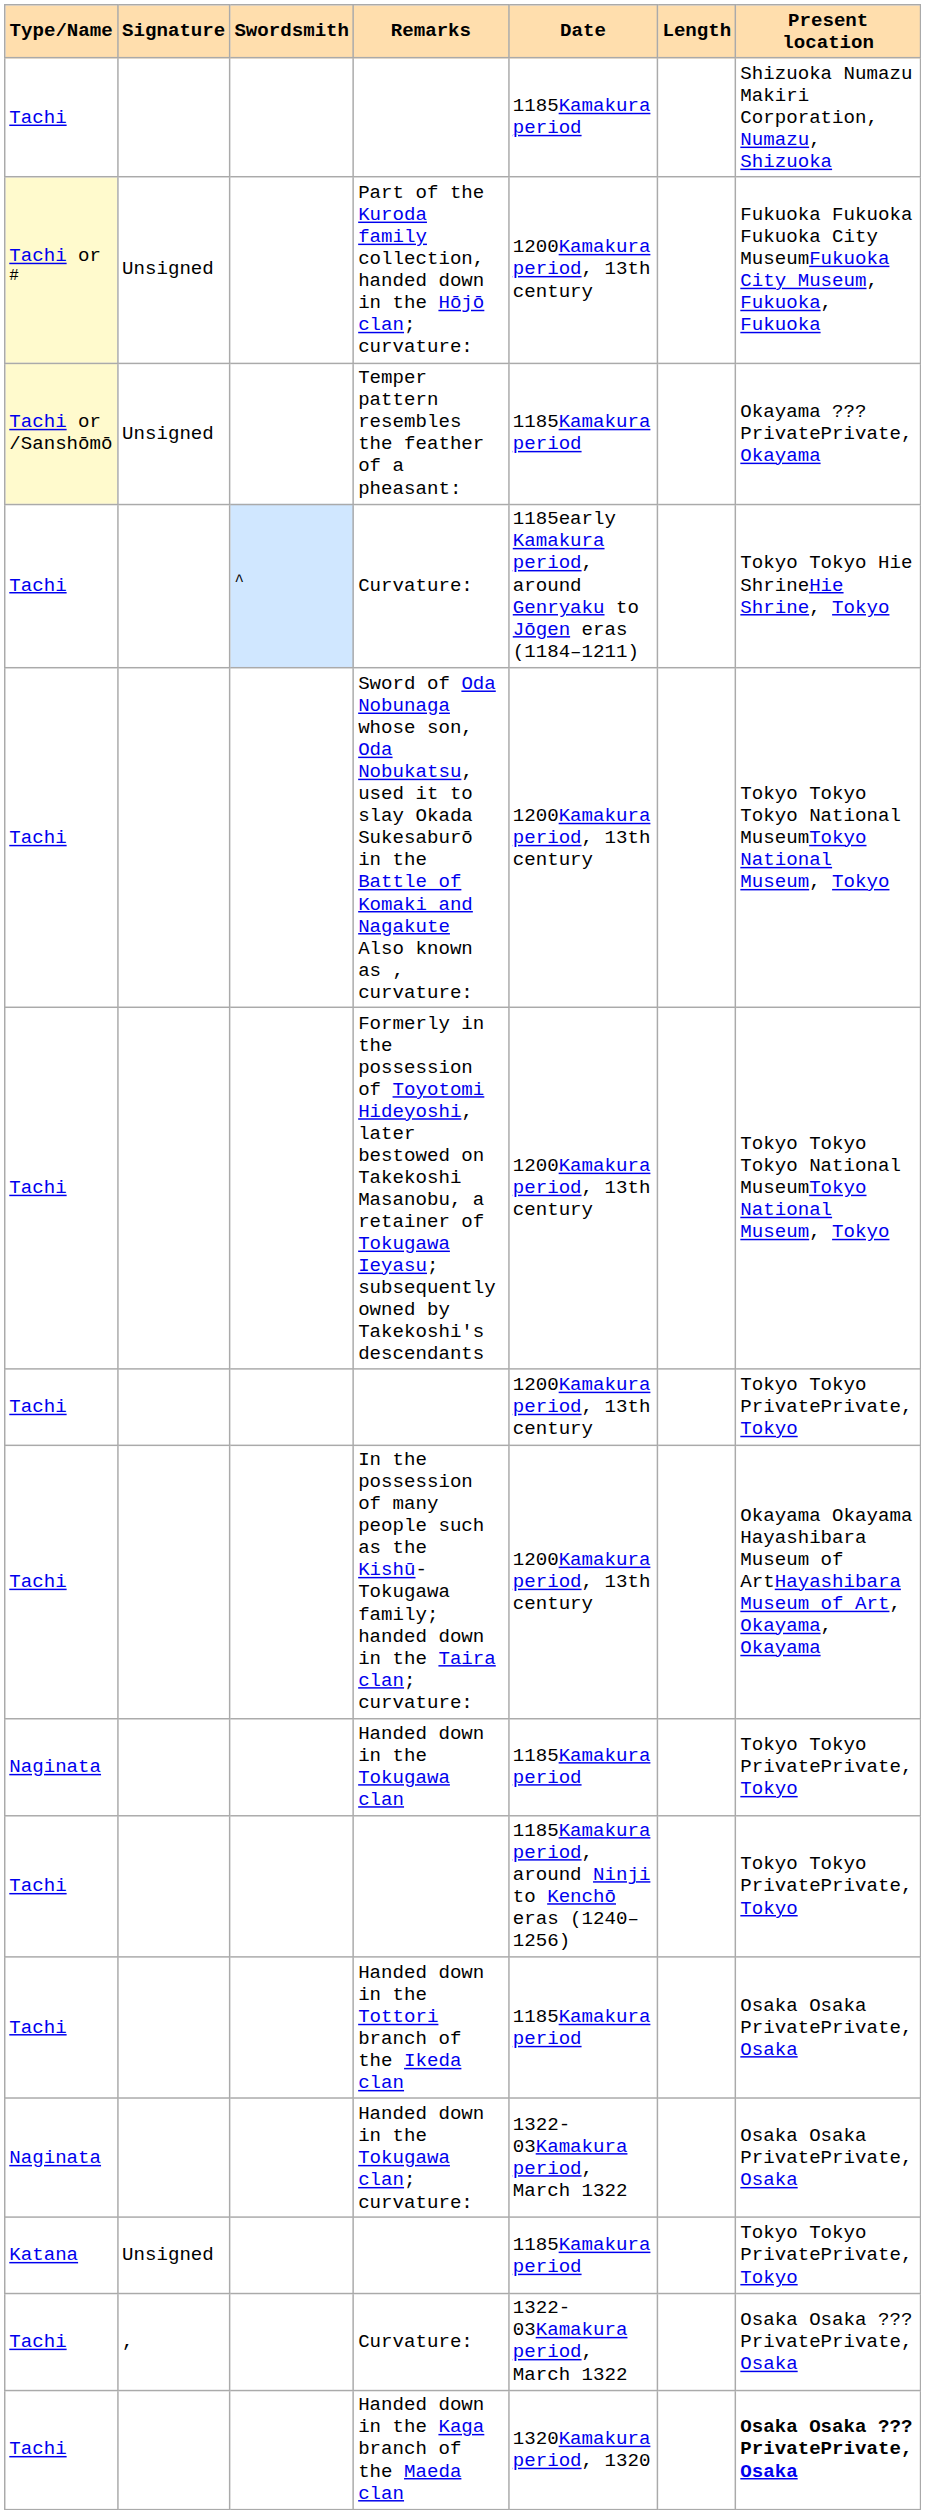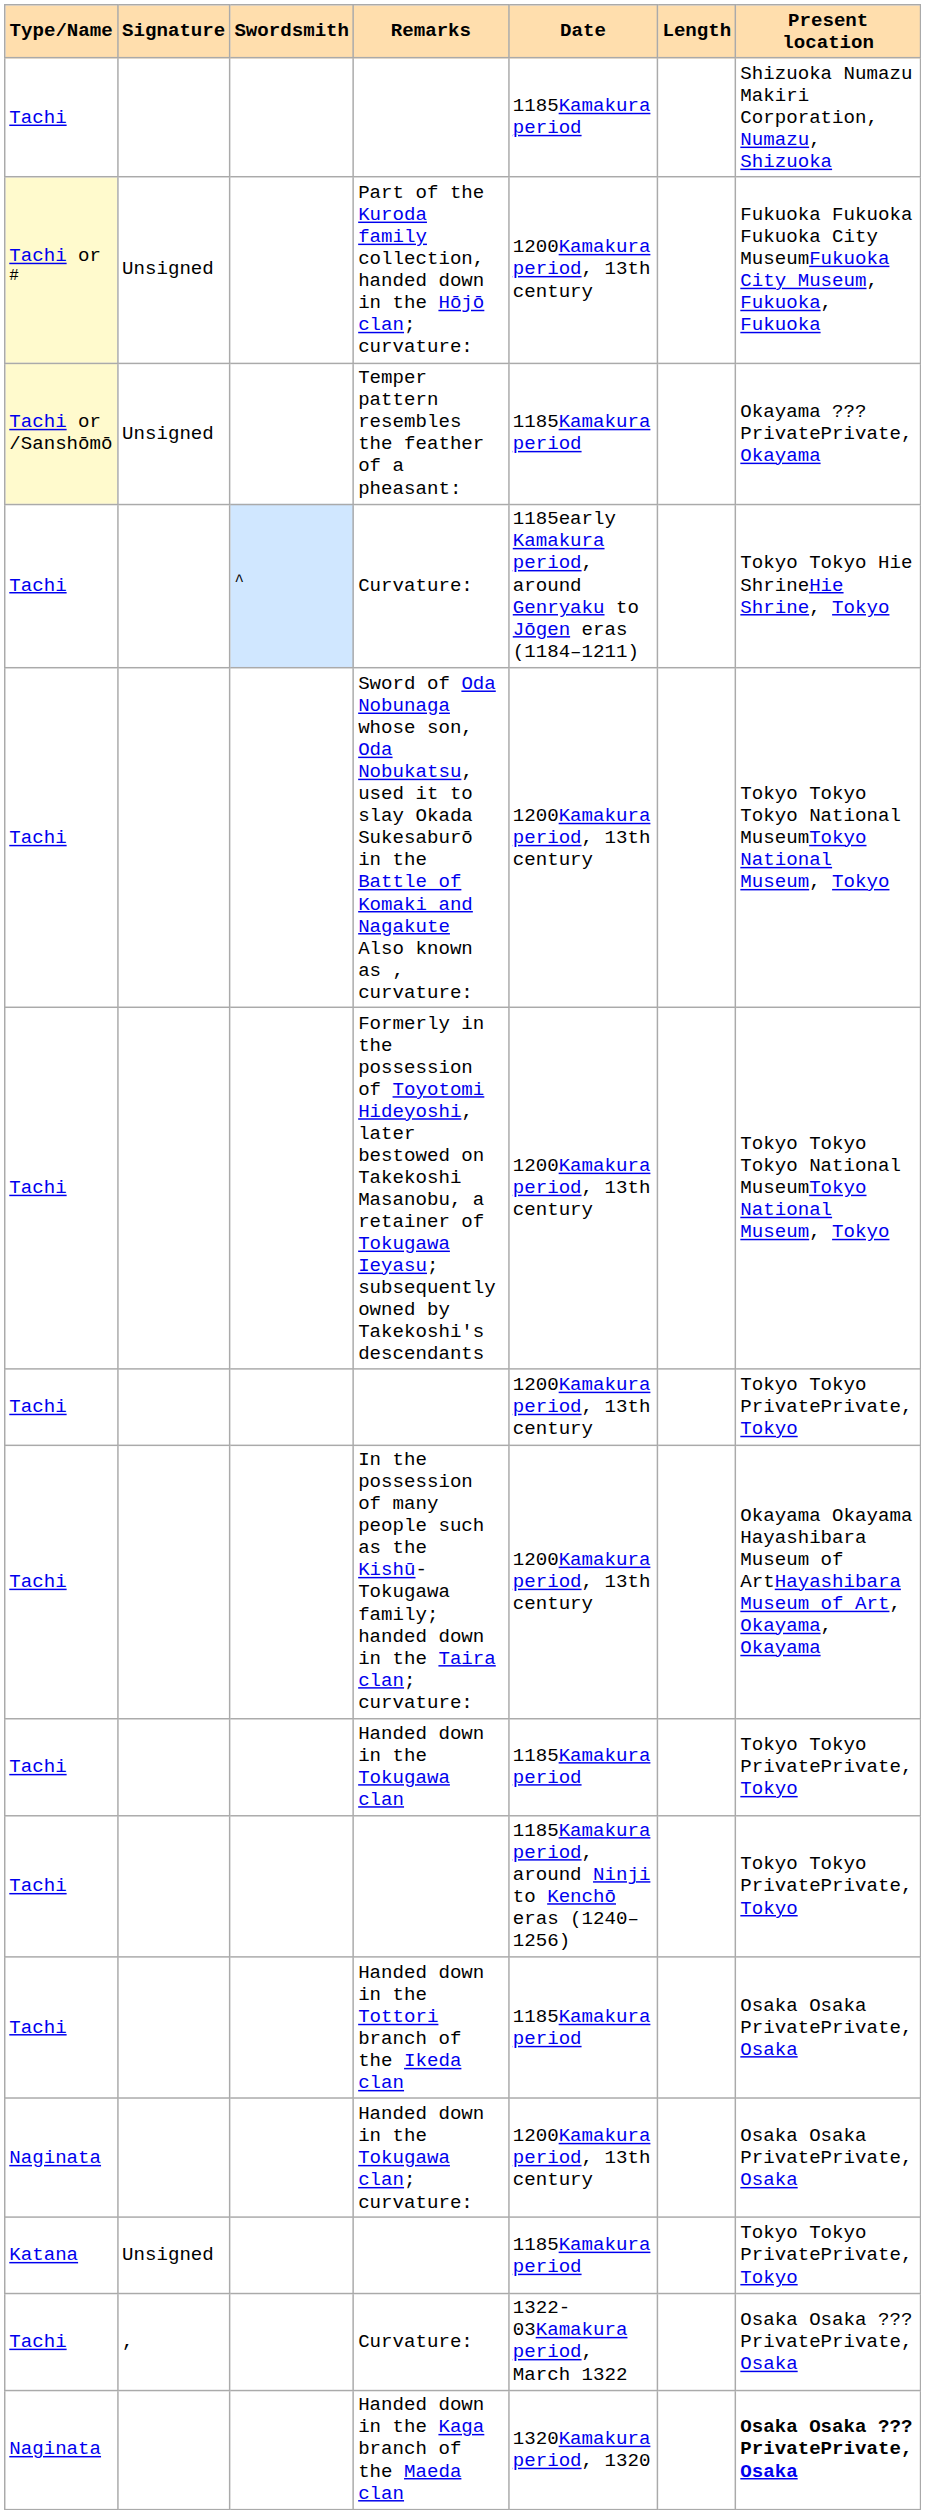(55, 1767) Naginata -> (38, 1767) Tachi
(570, 2158) 1322-03Kamakura period, March 1322 -> (582, 2158) 1200Kamakura period, 13th century
(38, 2450) Tachi -> (55, 2450) Naginata
